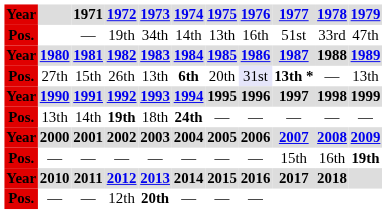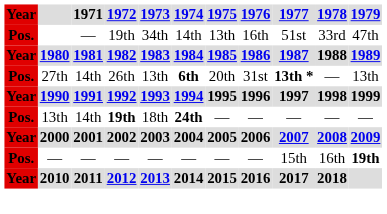(88, 76) 15th -> (88, 76) 14th
(256, 76) lavender background -> (256, 76) no background
- row: (55, 198)
